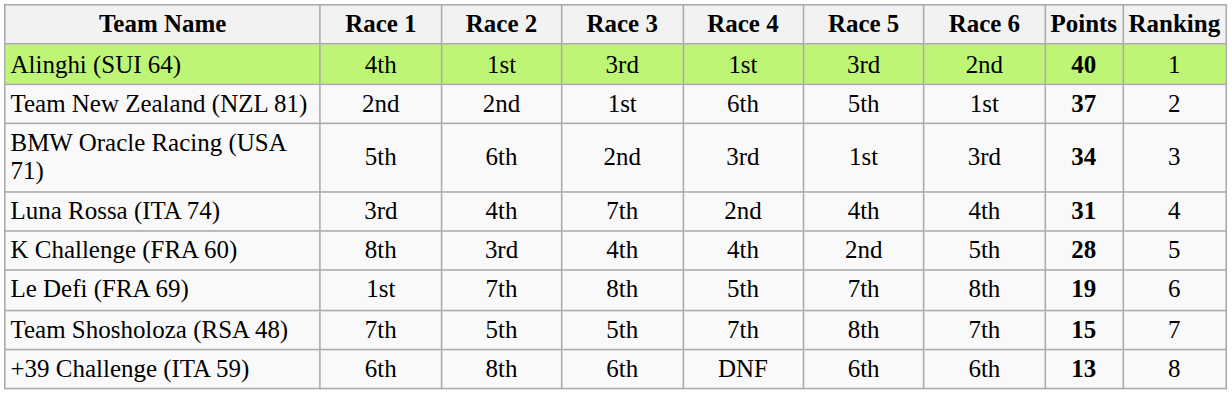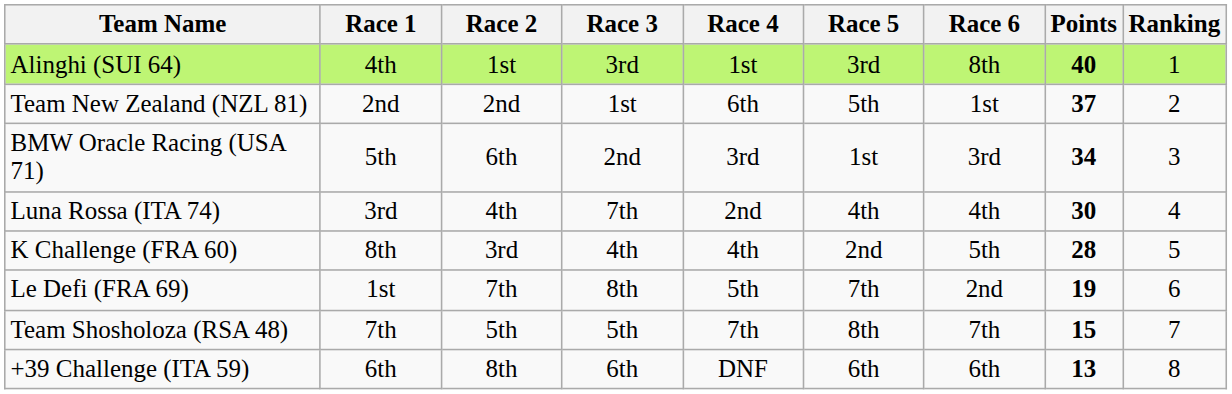(984, 63) 2nd -> (984, 63) 8th
(1084, 210) 31 -> (1084, 210) 30
(984, 289) 8th -> (984, 289) 2nd
